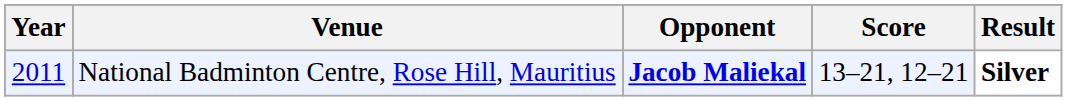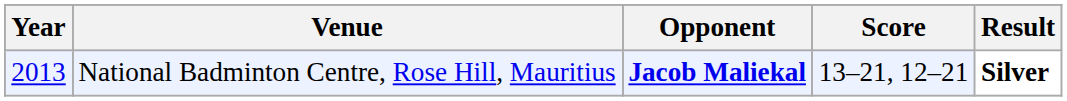(39, 72) 2011 -> (39, 72) 2013
